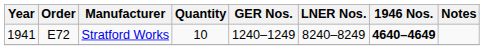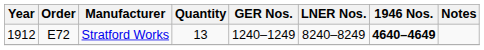(21, 34) 1941 -> (21, 34) 1912
(201, 34) 10 -> (201, 34) 13
